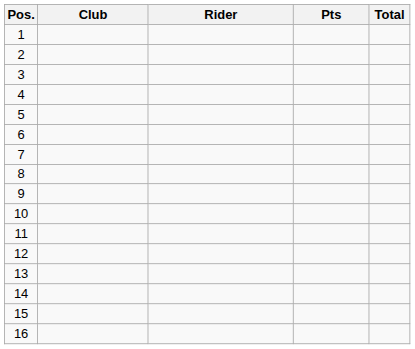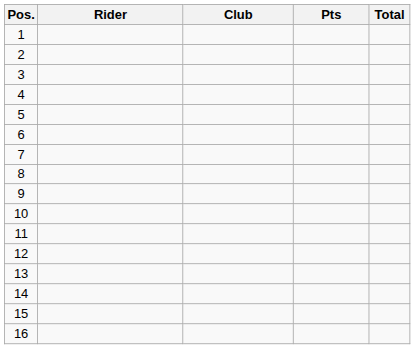columns swapped: (221, 14) <-> (93, 14)
